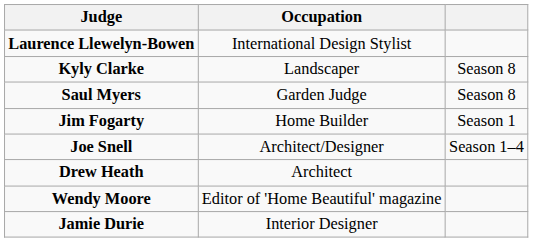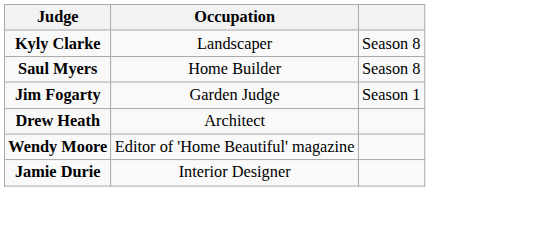- row: (101, 43)
(322, 95) Garden Judge -> (235, 69) Home Builder
(322, 120) Home Builder -> (235, 95) Garden Judge
- row: (101, 146)
